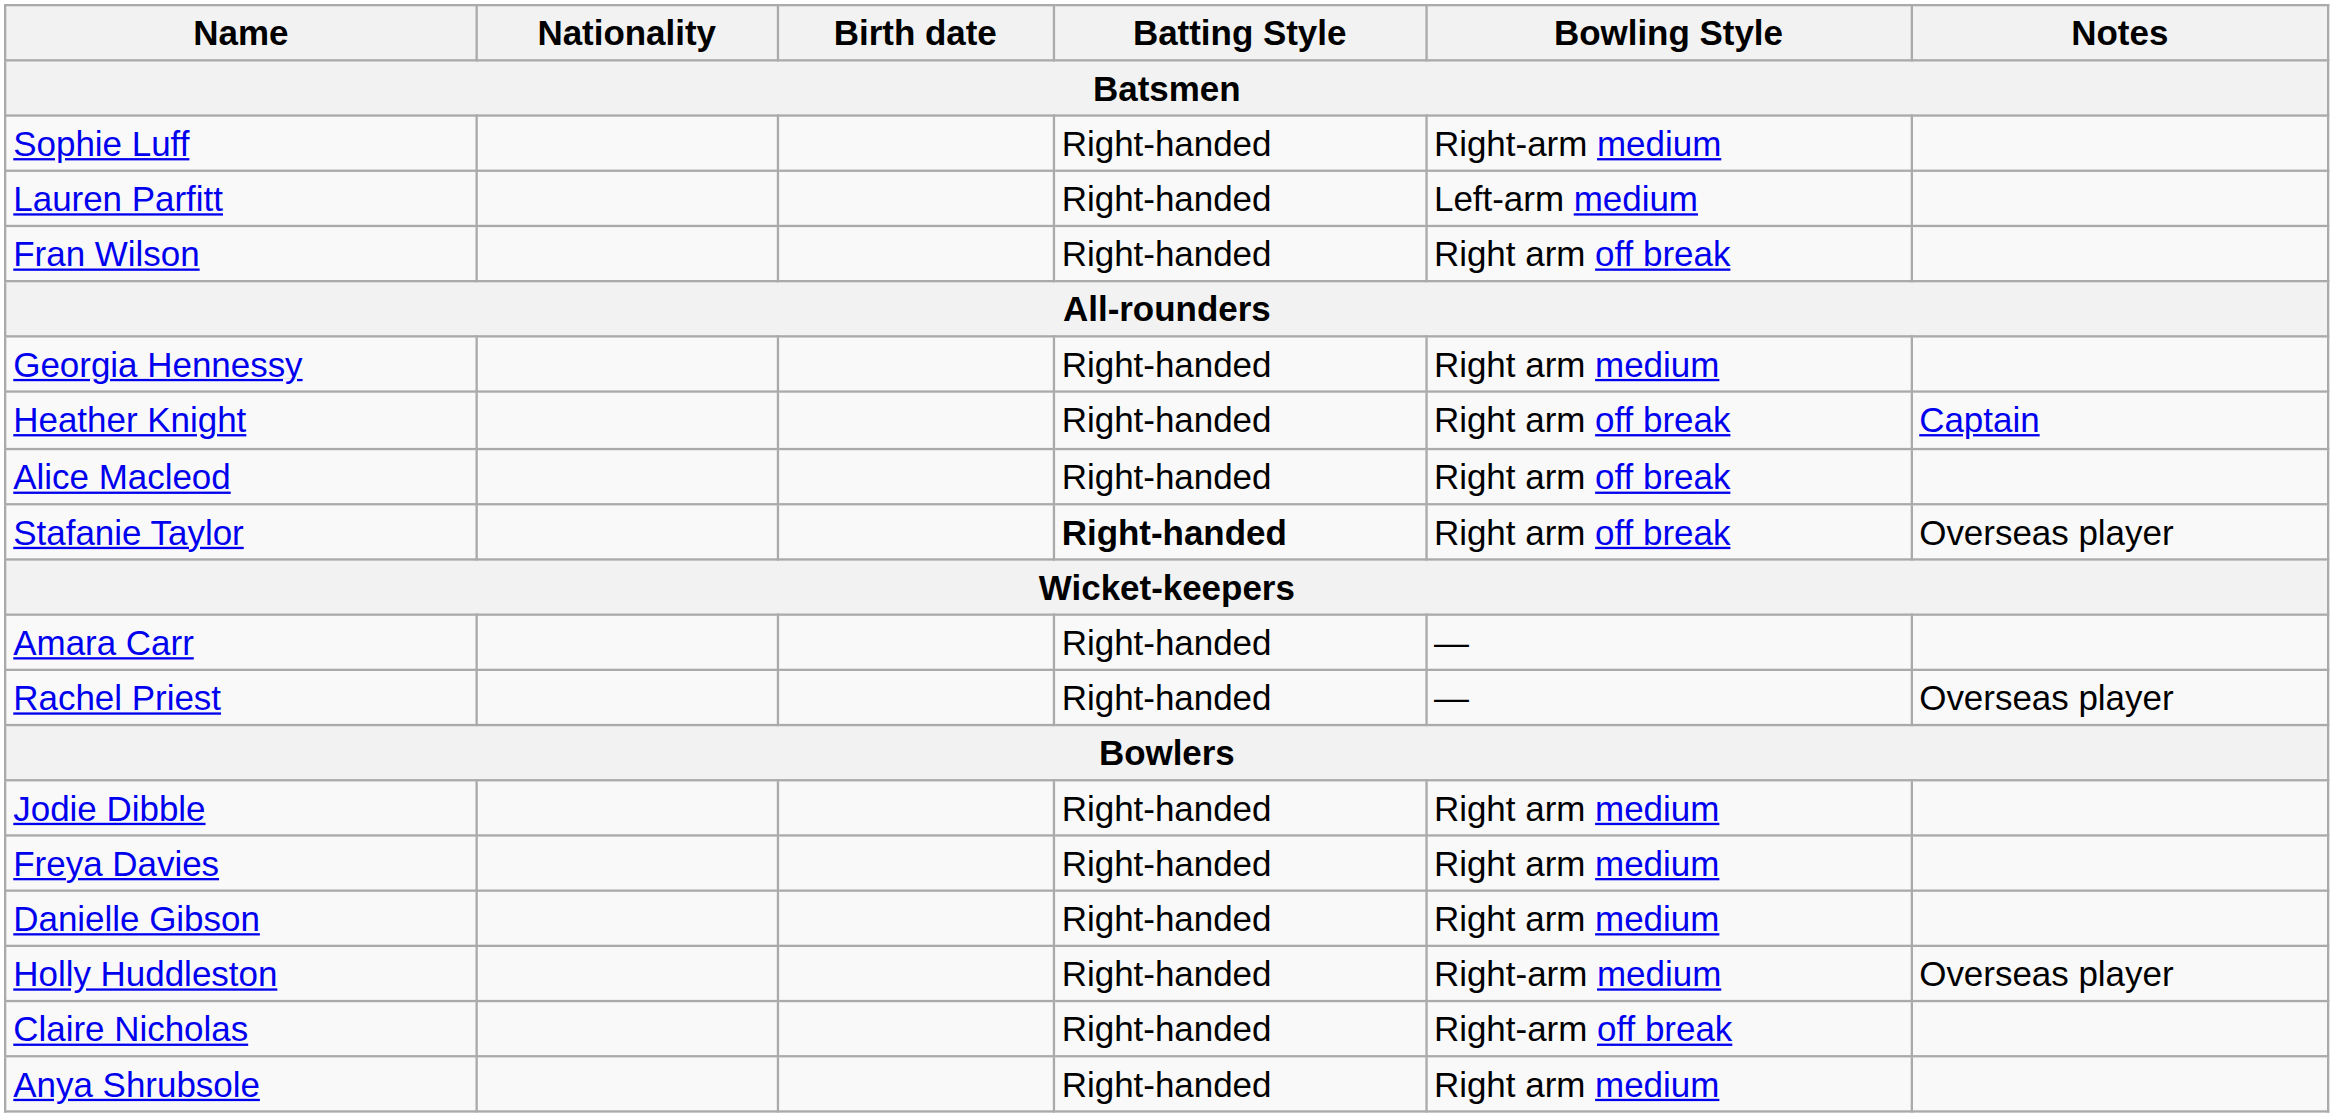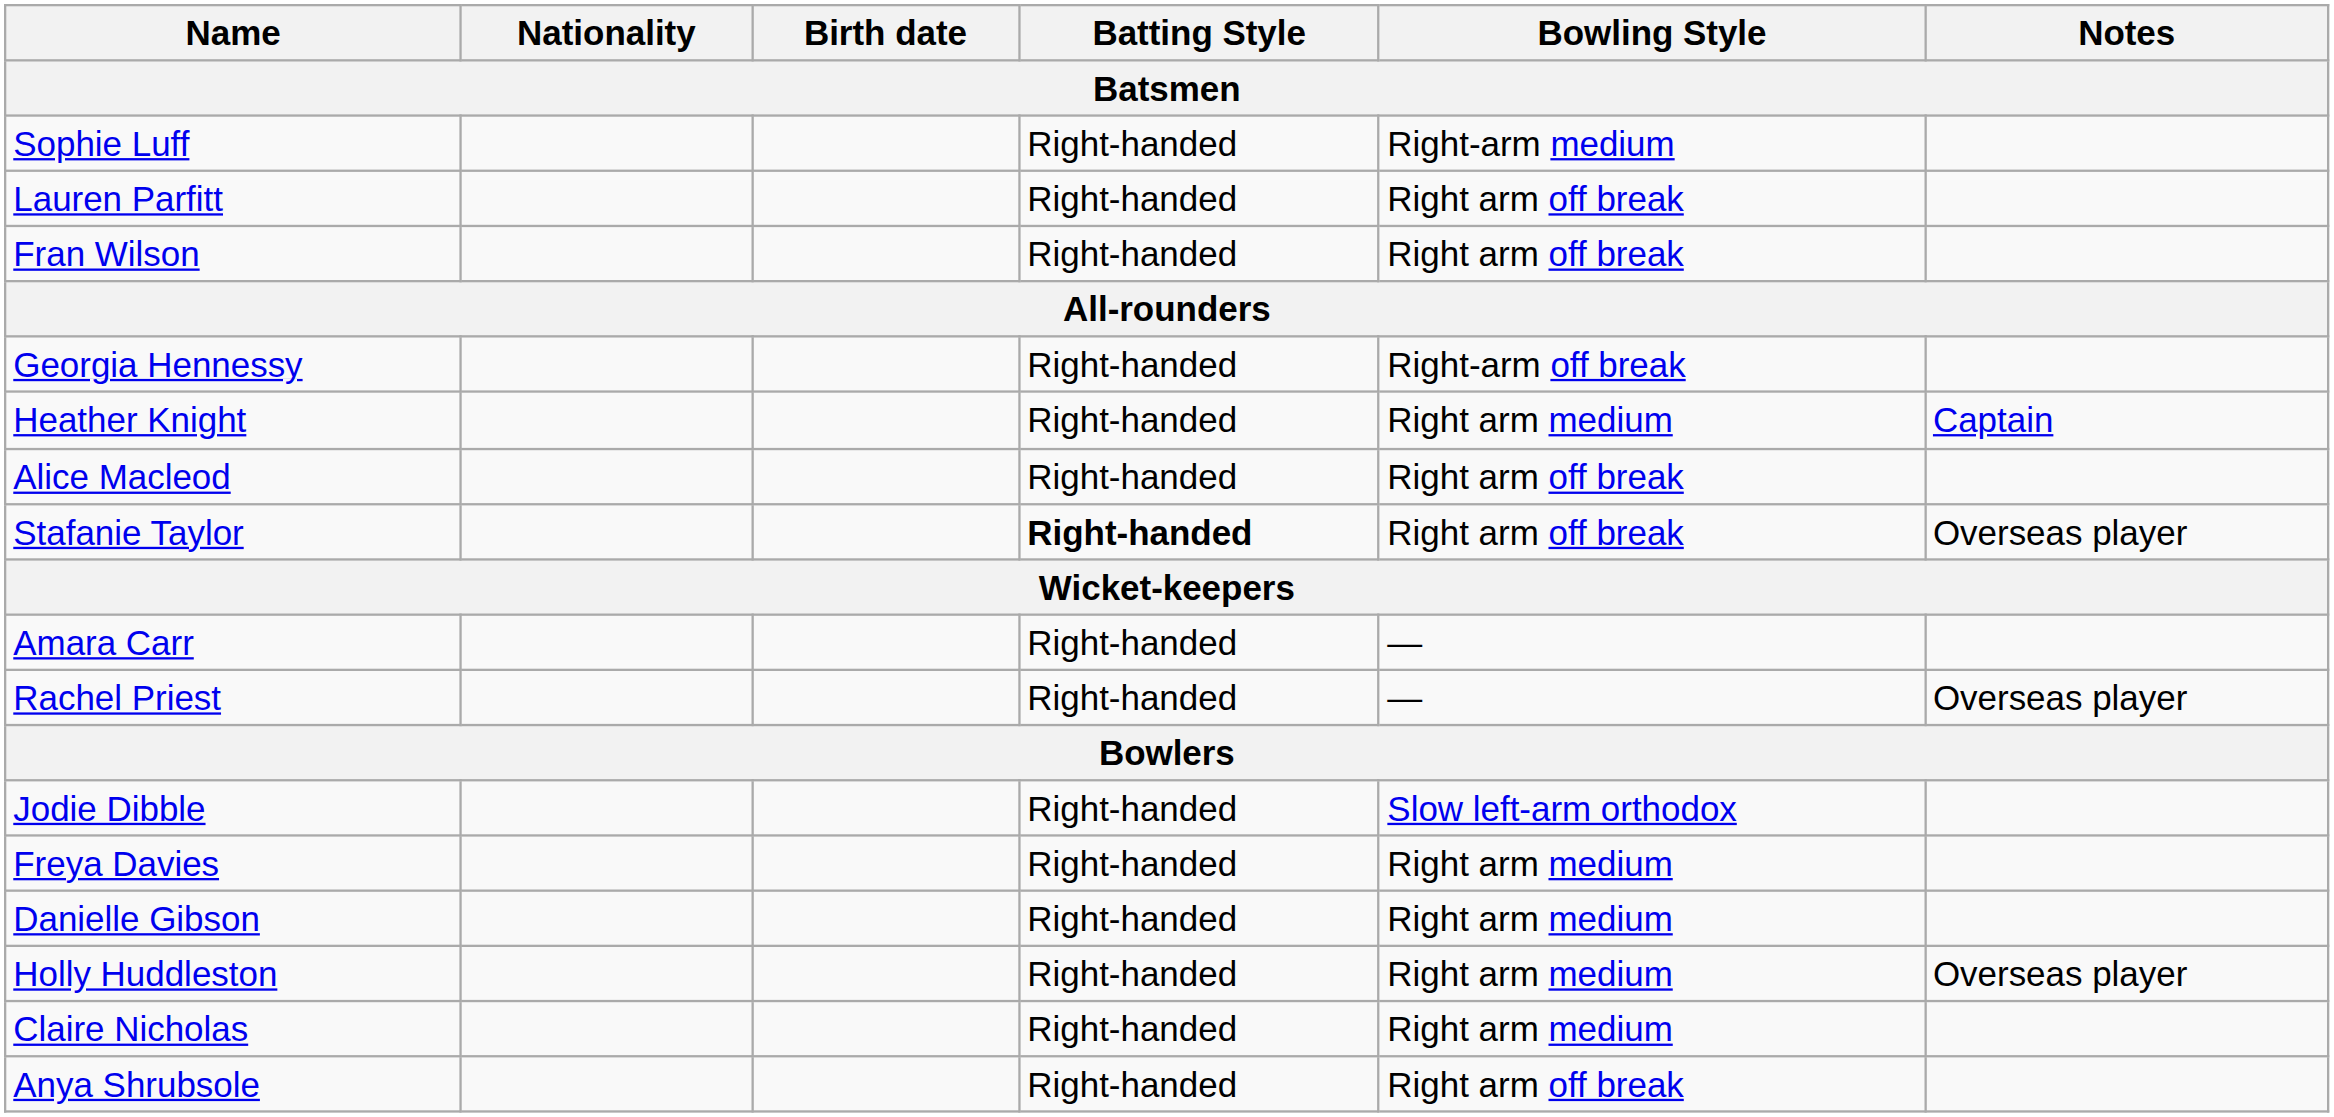(1566, 199) Left-arm medium -> (1536, 199) Right arm off break
(1577, 365) Right arm medium -> (1537, 365) Right-arm off break
(1582, 420) Right arm off break -> (1530, 420) Right arm medium
(1577, 808) Right arm medium -> (1562, 808) Slow left-arm orthodox
(1578, 974) Right-arm medium -> (1530, 974) Right arm medium
(1583, 1029) Right-arm off break -> (1530, 1029) Right arm medium
(1577, 1085) Right arm medium -> (1536, 1085) Right arm off break
